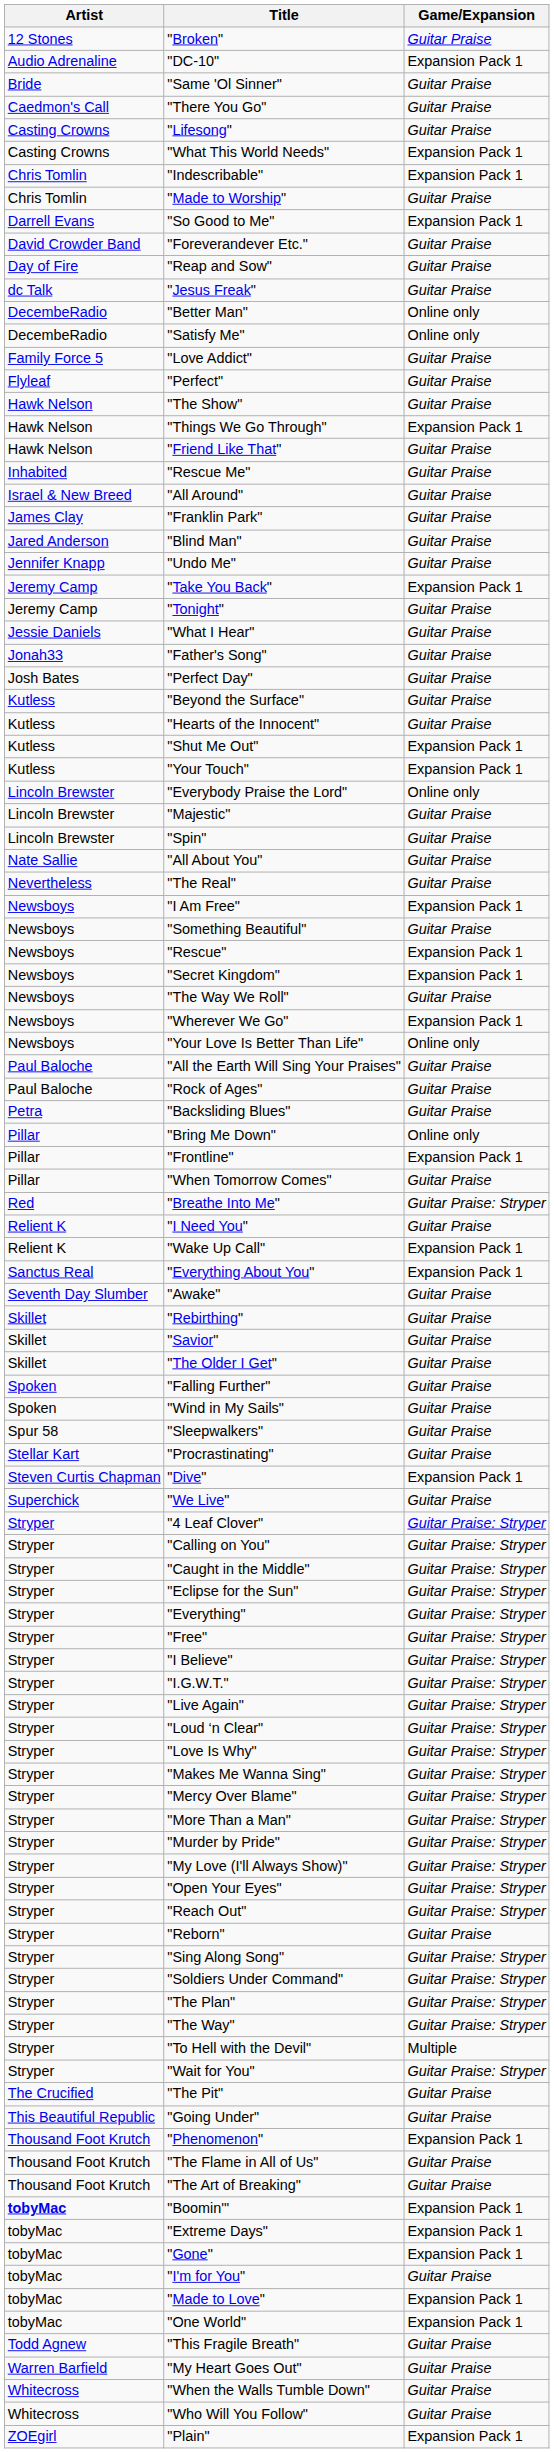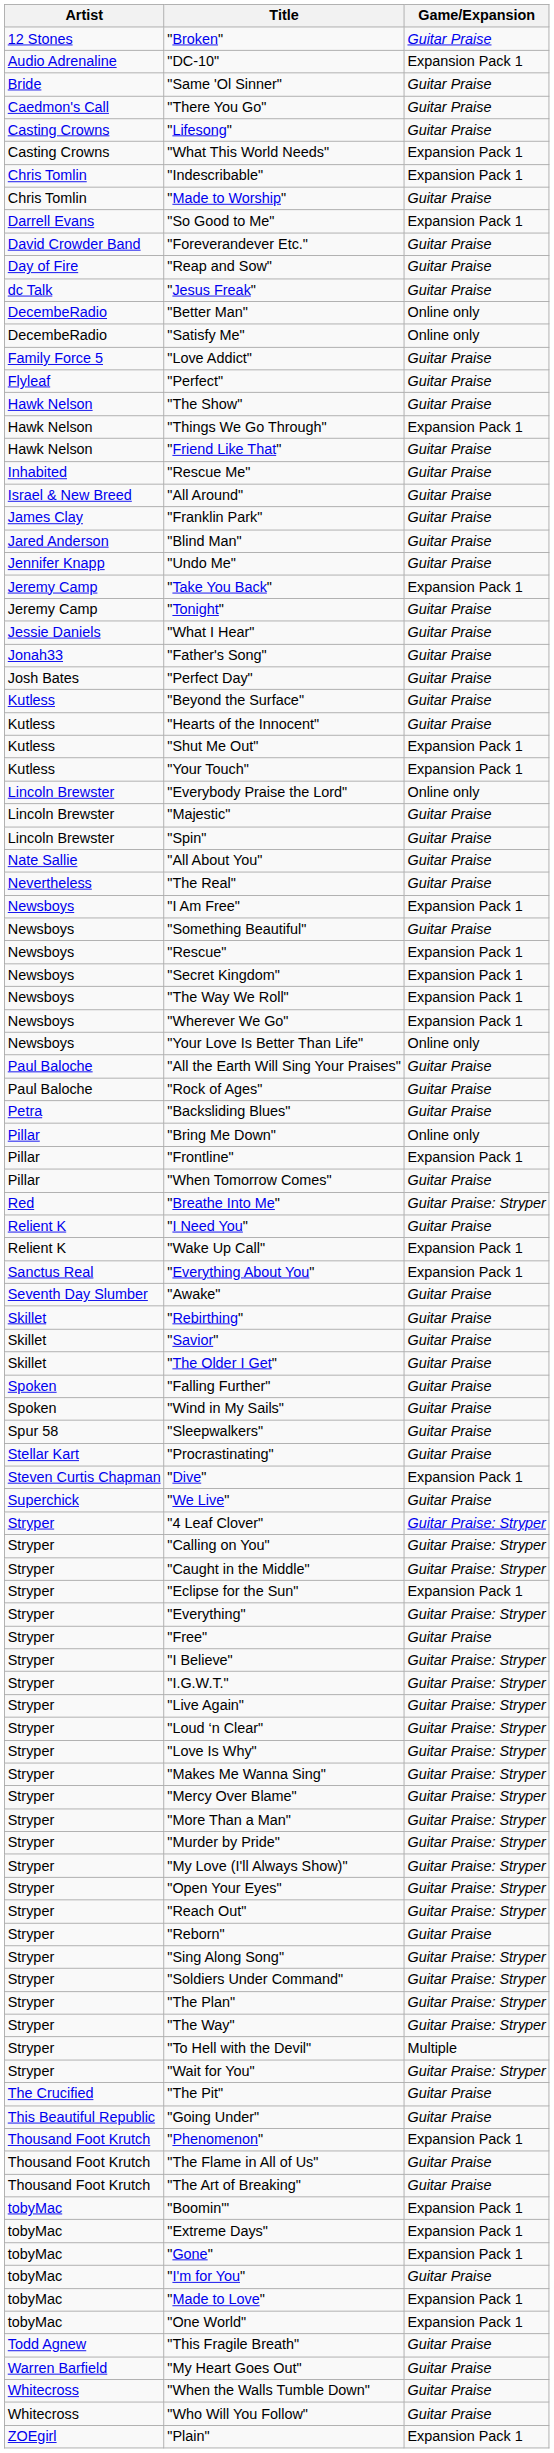(449, 997) Guitar Praise -> (465, 997) Expansion Pack 1
(477, 1591) Guitar Praise: Stryper -> (465, 1591) Expansion Pack 1
(477, 1637) Guitar Praise: Stryper -> (449, 1637) Guitar Praise
(37, 2208) bold -> (35, 2208) normal
